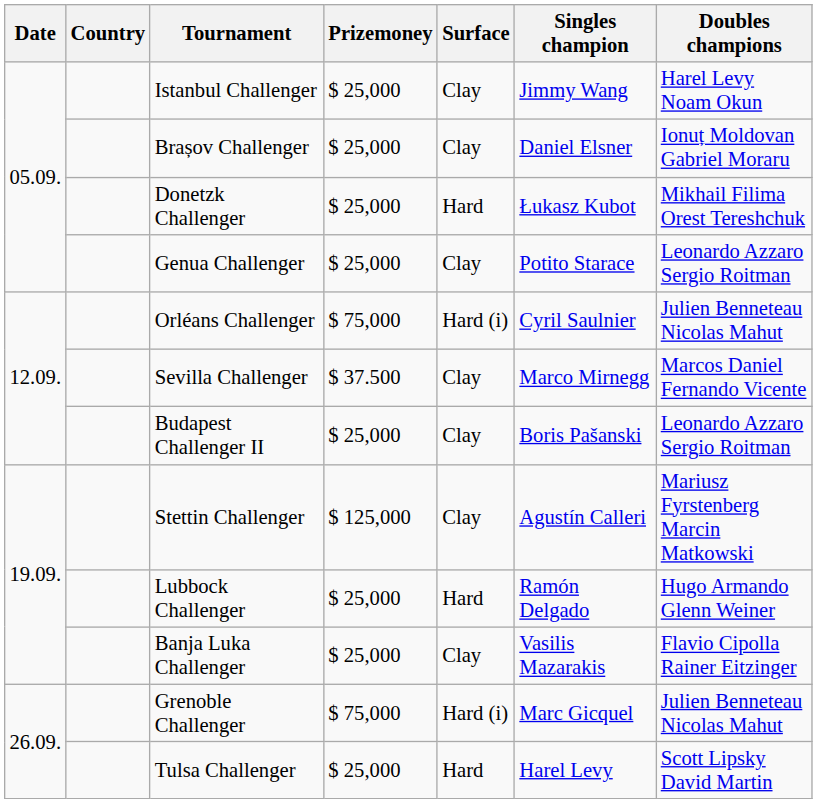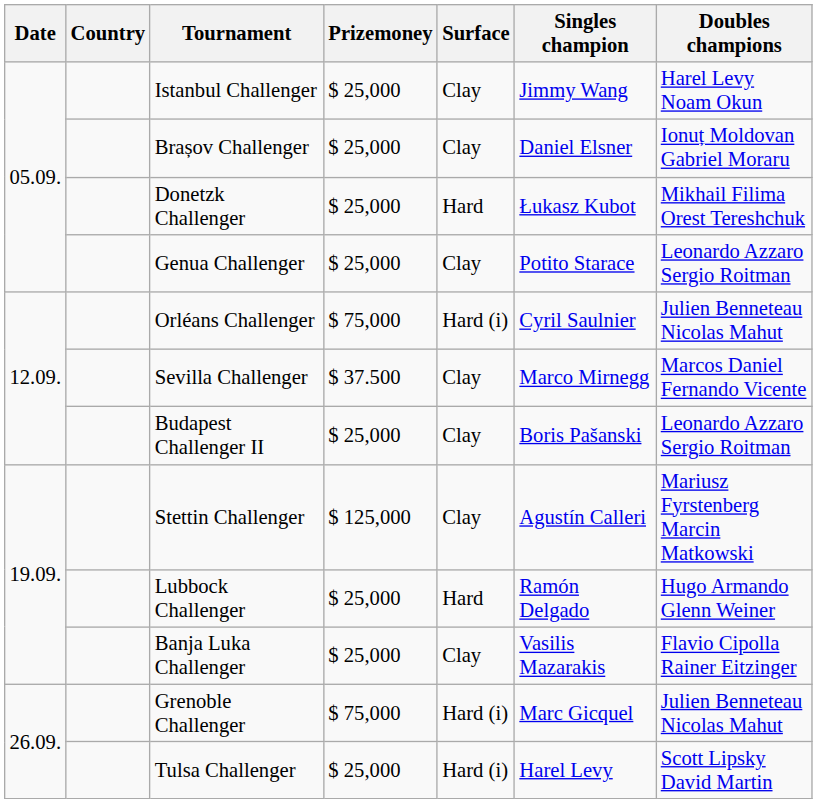(463, 769) Hard -> (475, 769) Hard (i)
